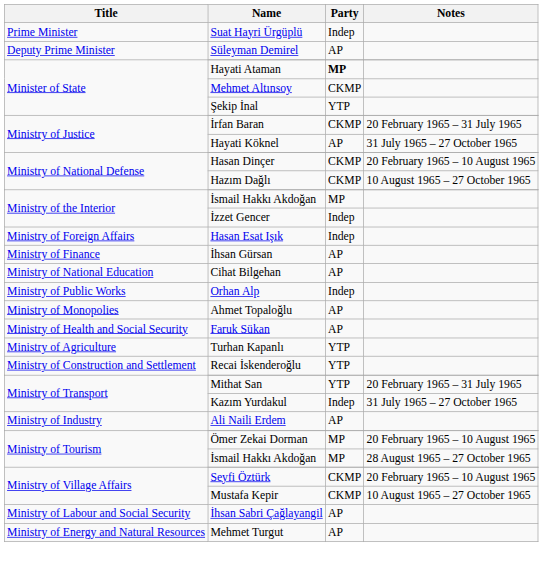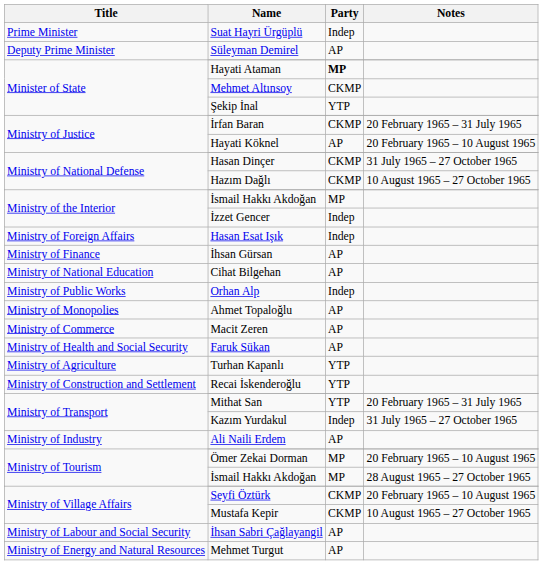(442, 143) 31 July 1965 – 27 October 1965 -> (451, 143) 20 February 1965 – 10 August 1965
(451, 161) 20 February 1965 – 10 August 1965 -> (442, 161) 31 July 1965 – 27 October 1965
+ row: (61, 328)
